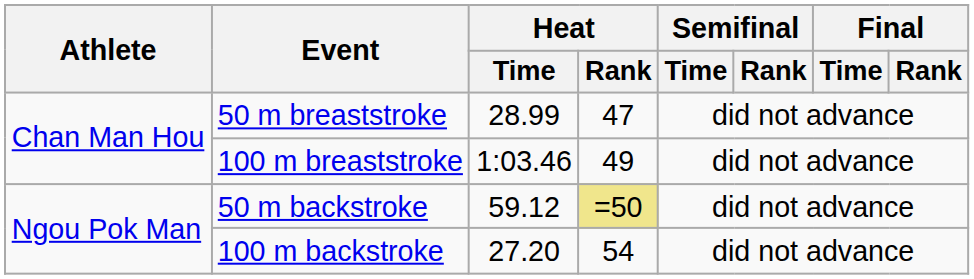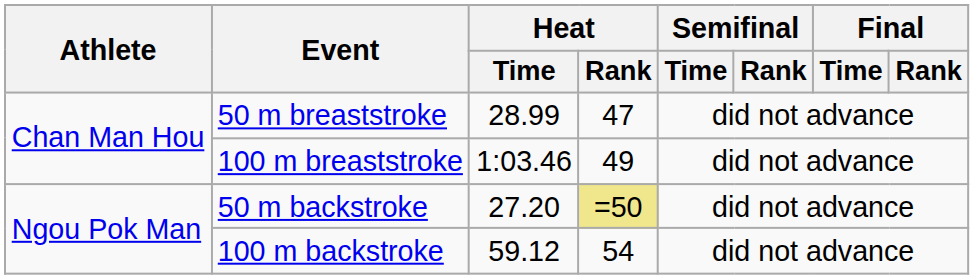(524, 207) 59.12 -> (524, 207) 27.20
(524, 252) 27.20 -> (524, 252) 59.12
